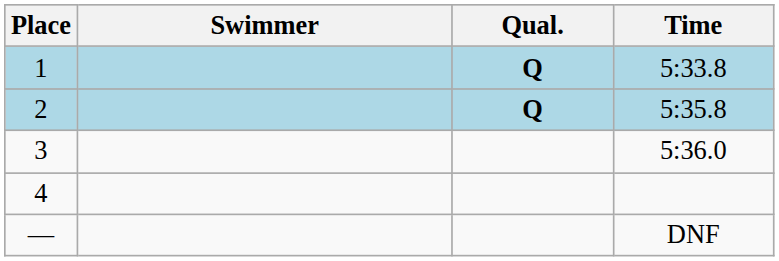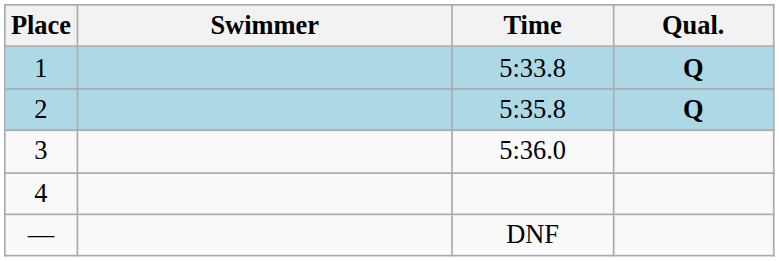columns swapped: (693, 25) <-> (533, 25)
